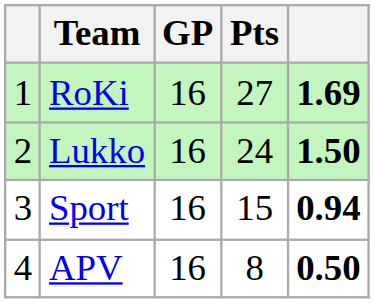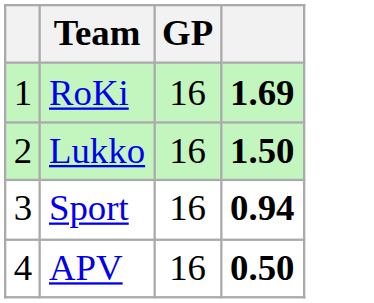- column: (255, 33)
